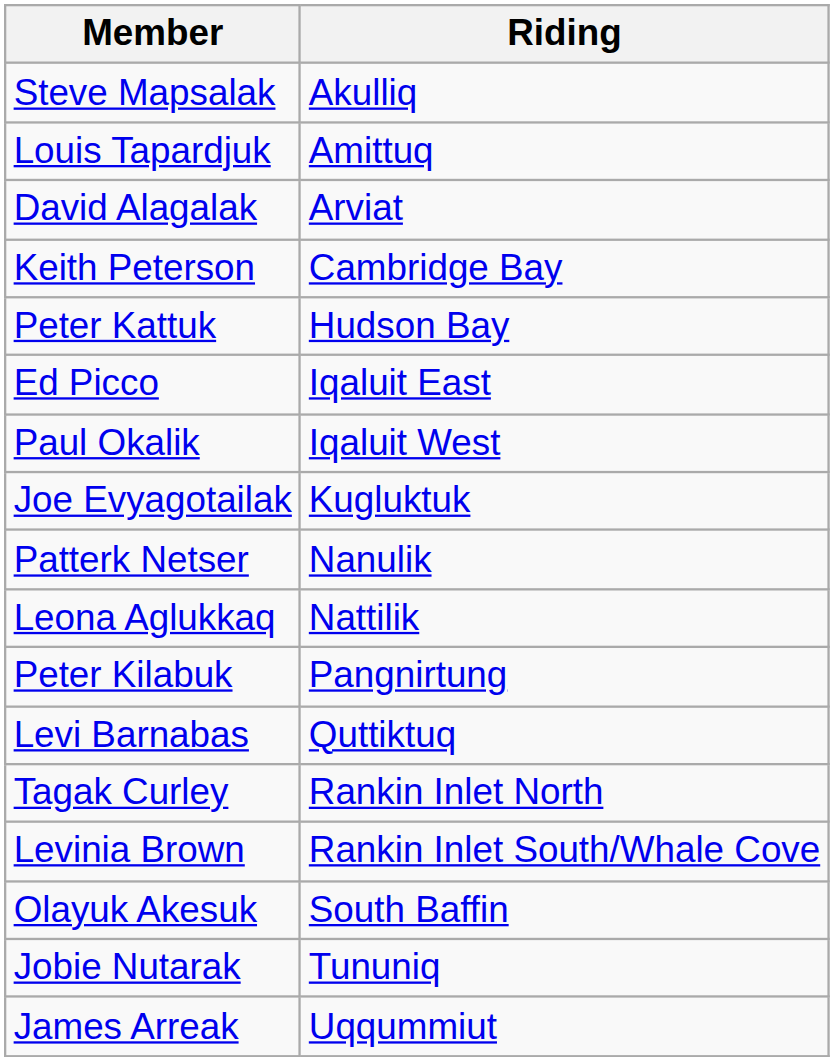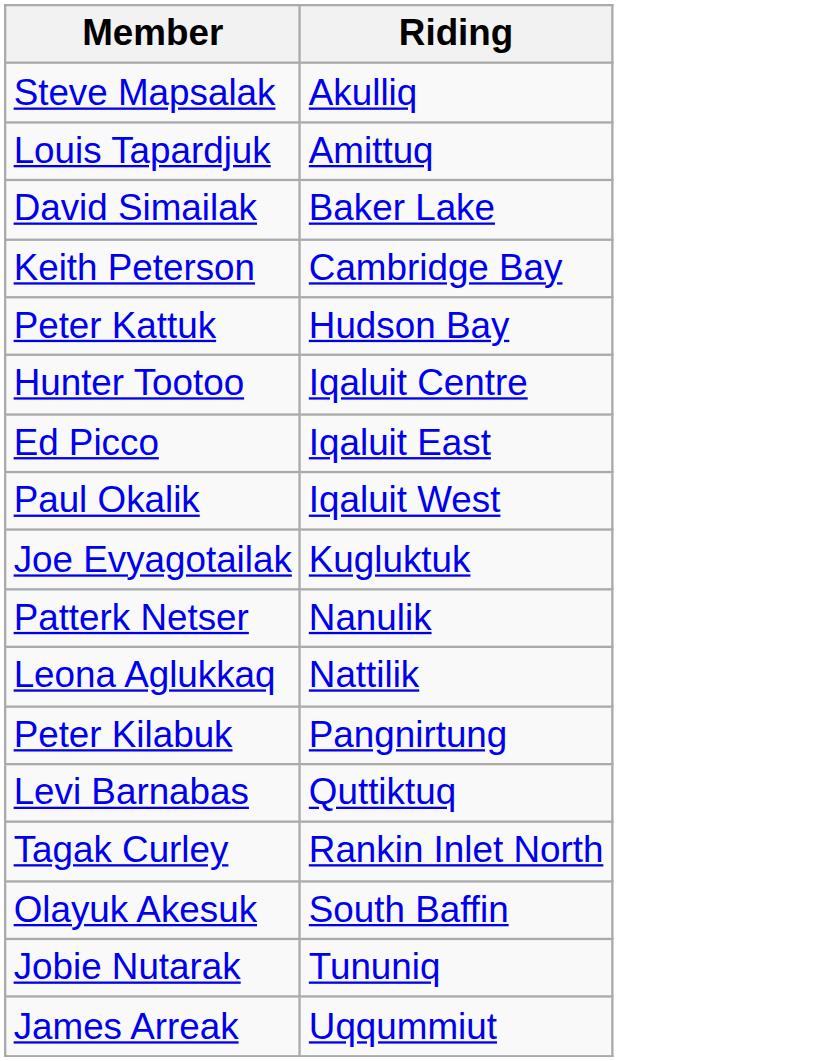- row: (135, 208)
+ row: (135, 208)
+ row: (129, 383)
- row: (129, 850)
